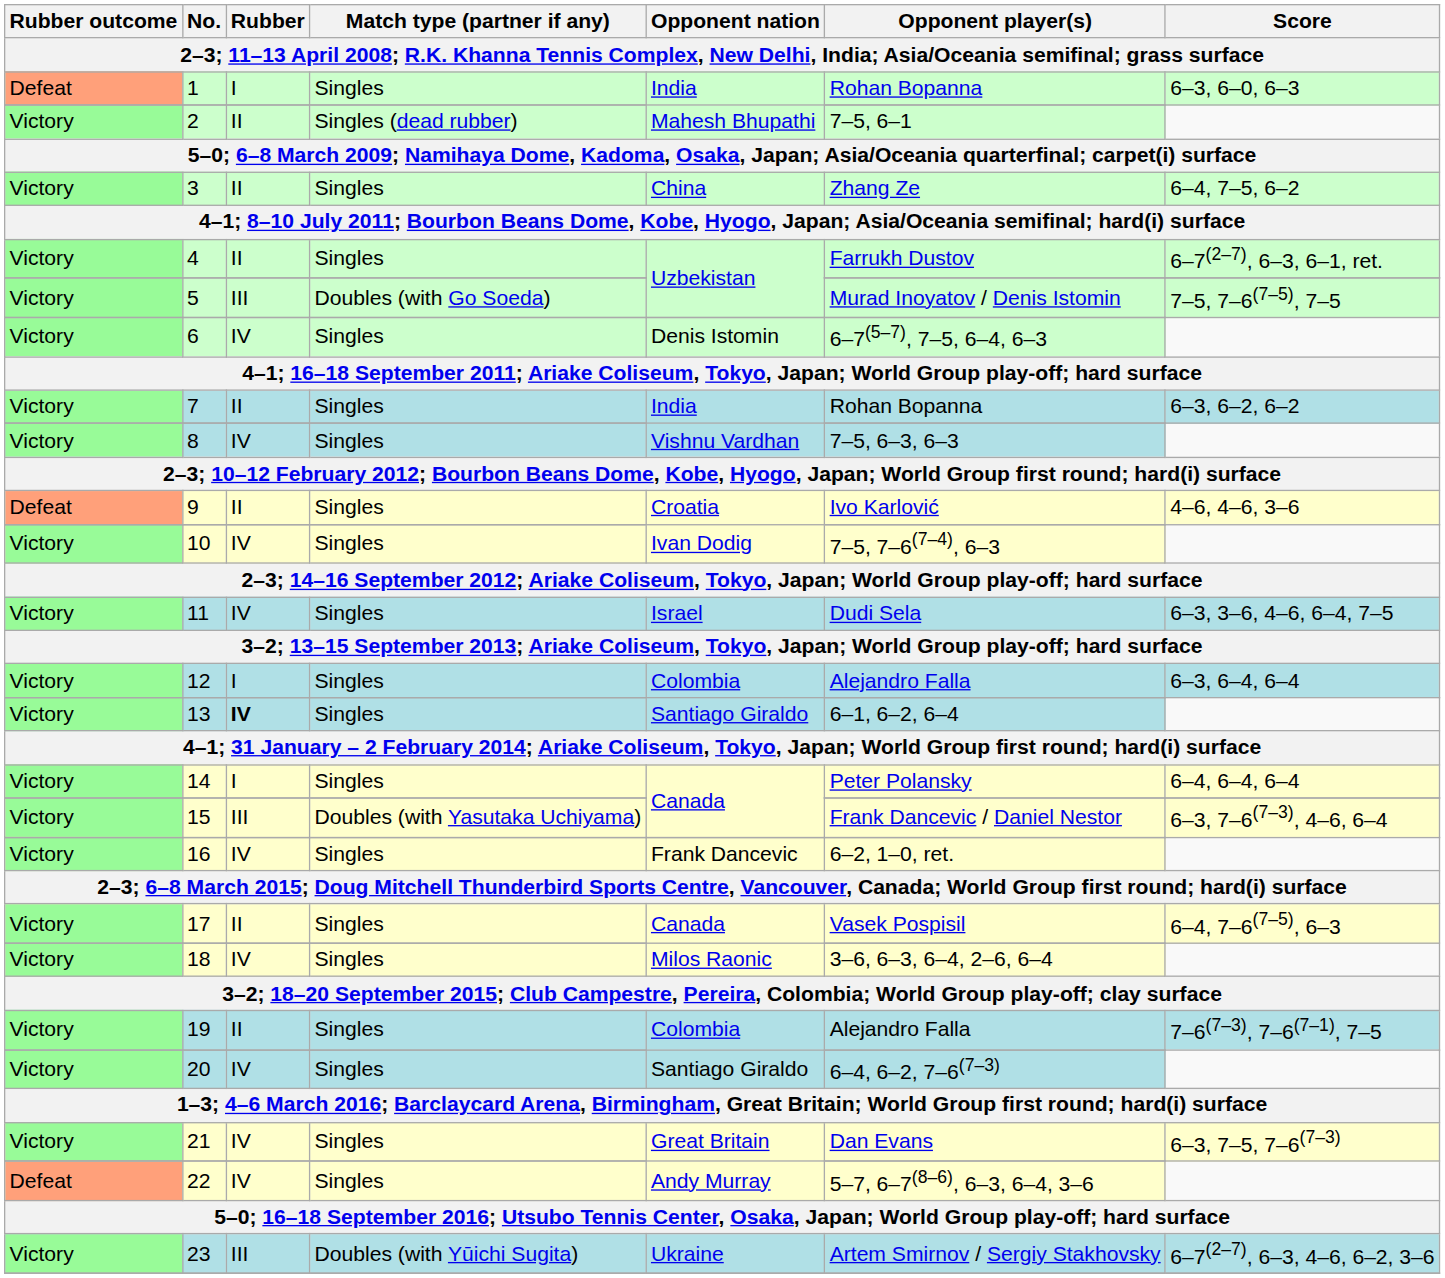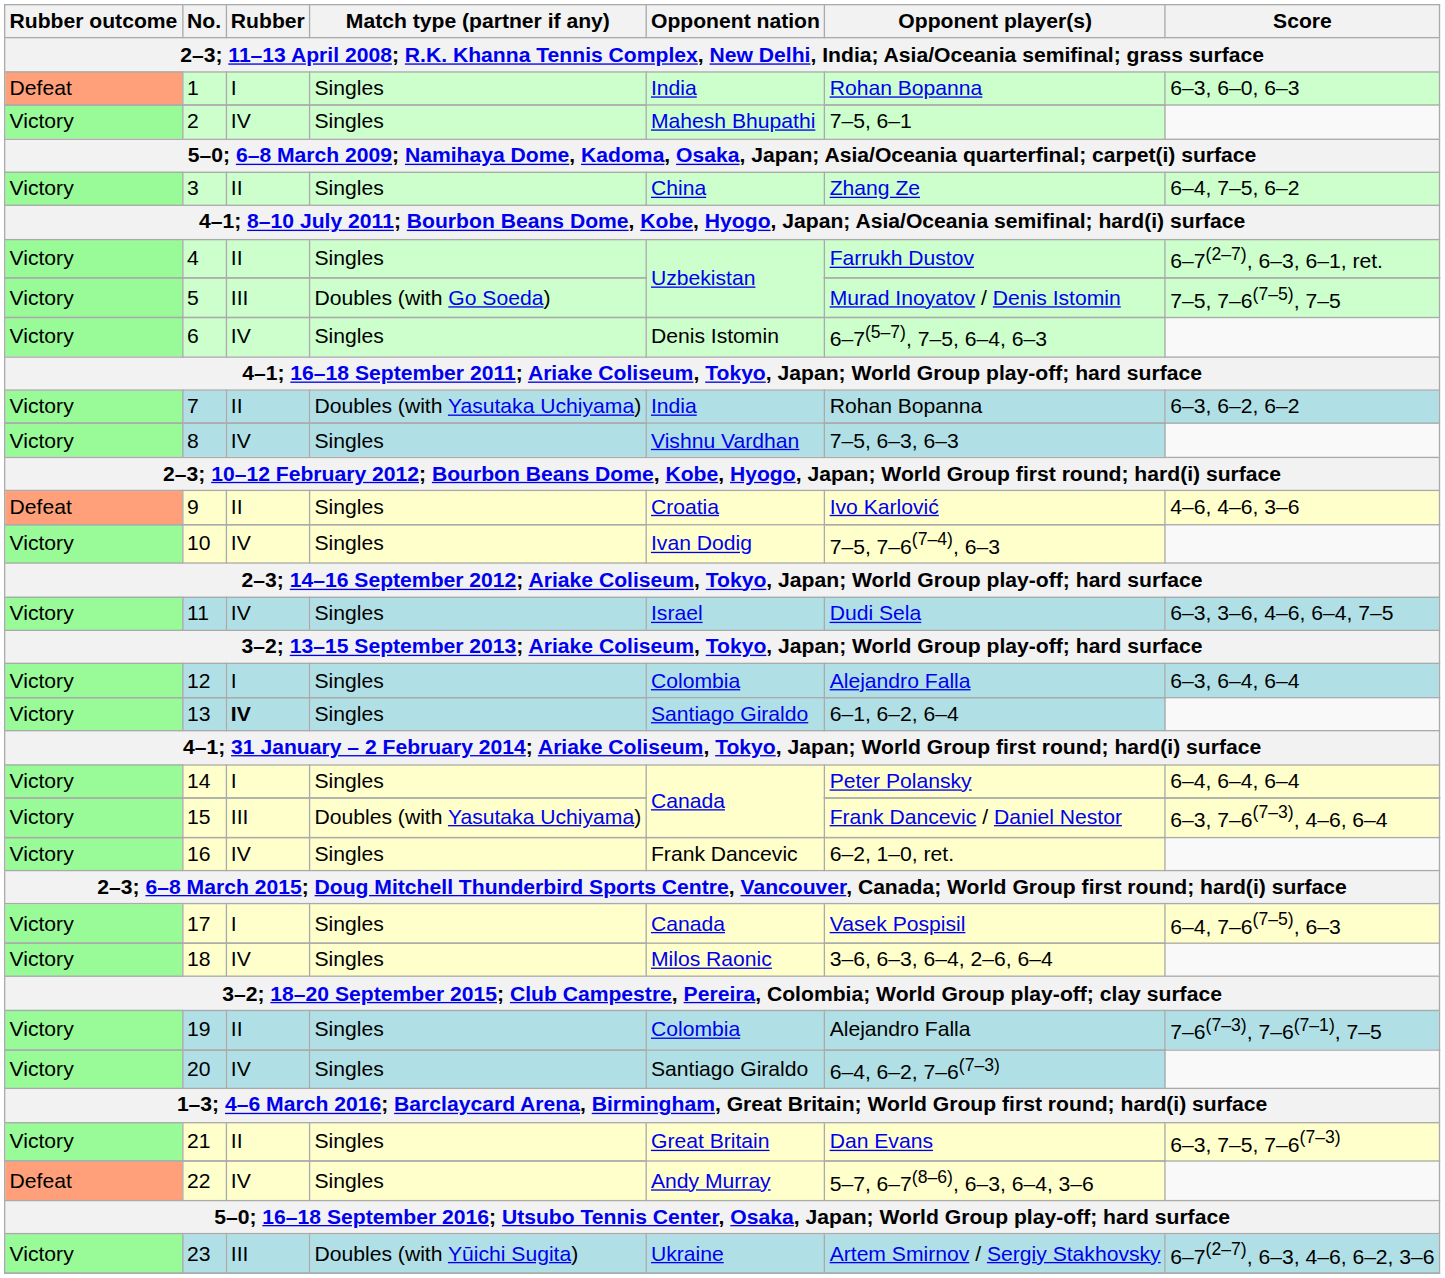(237, 121) II -> (241, 121) IV
(416, 121) Singles (dead rubber) -> (349, 121) Singles
(349, 406) Singles -> (478, 406) Doubles (with Yasutaka Uchiyama)
(237, 923) II -> (234, 923) I
(241, 1141) IV -> (237, 1141) II
